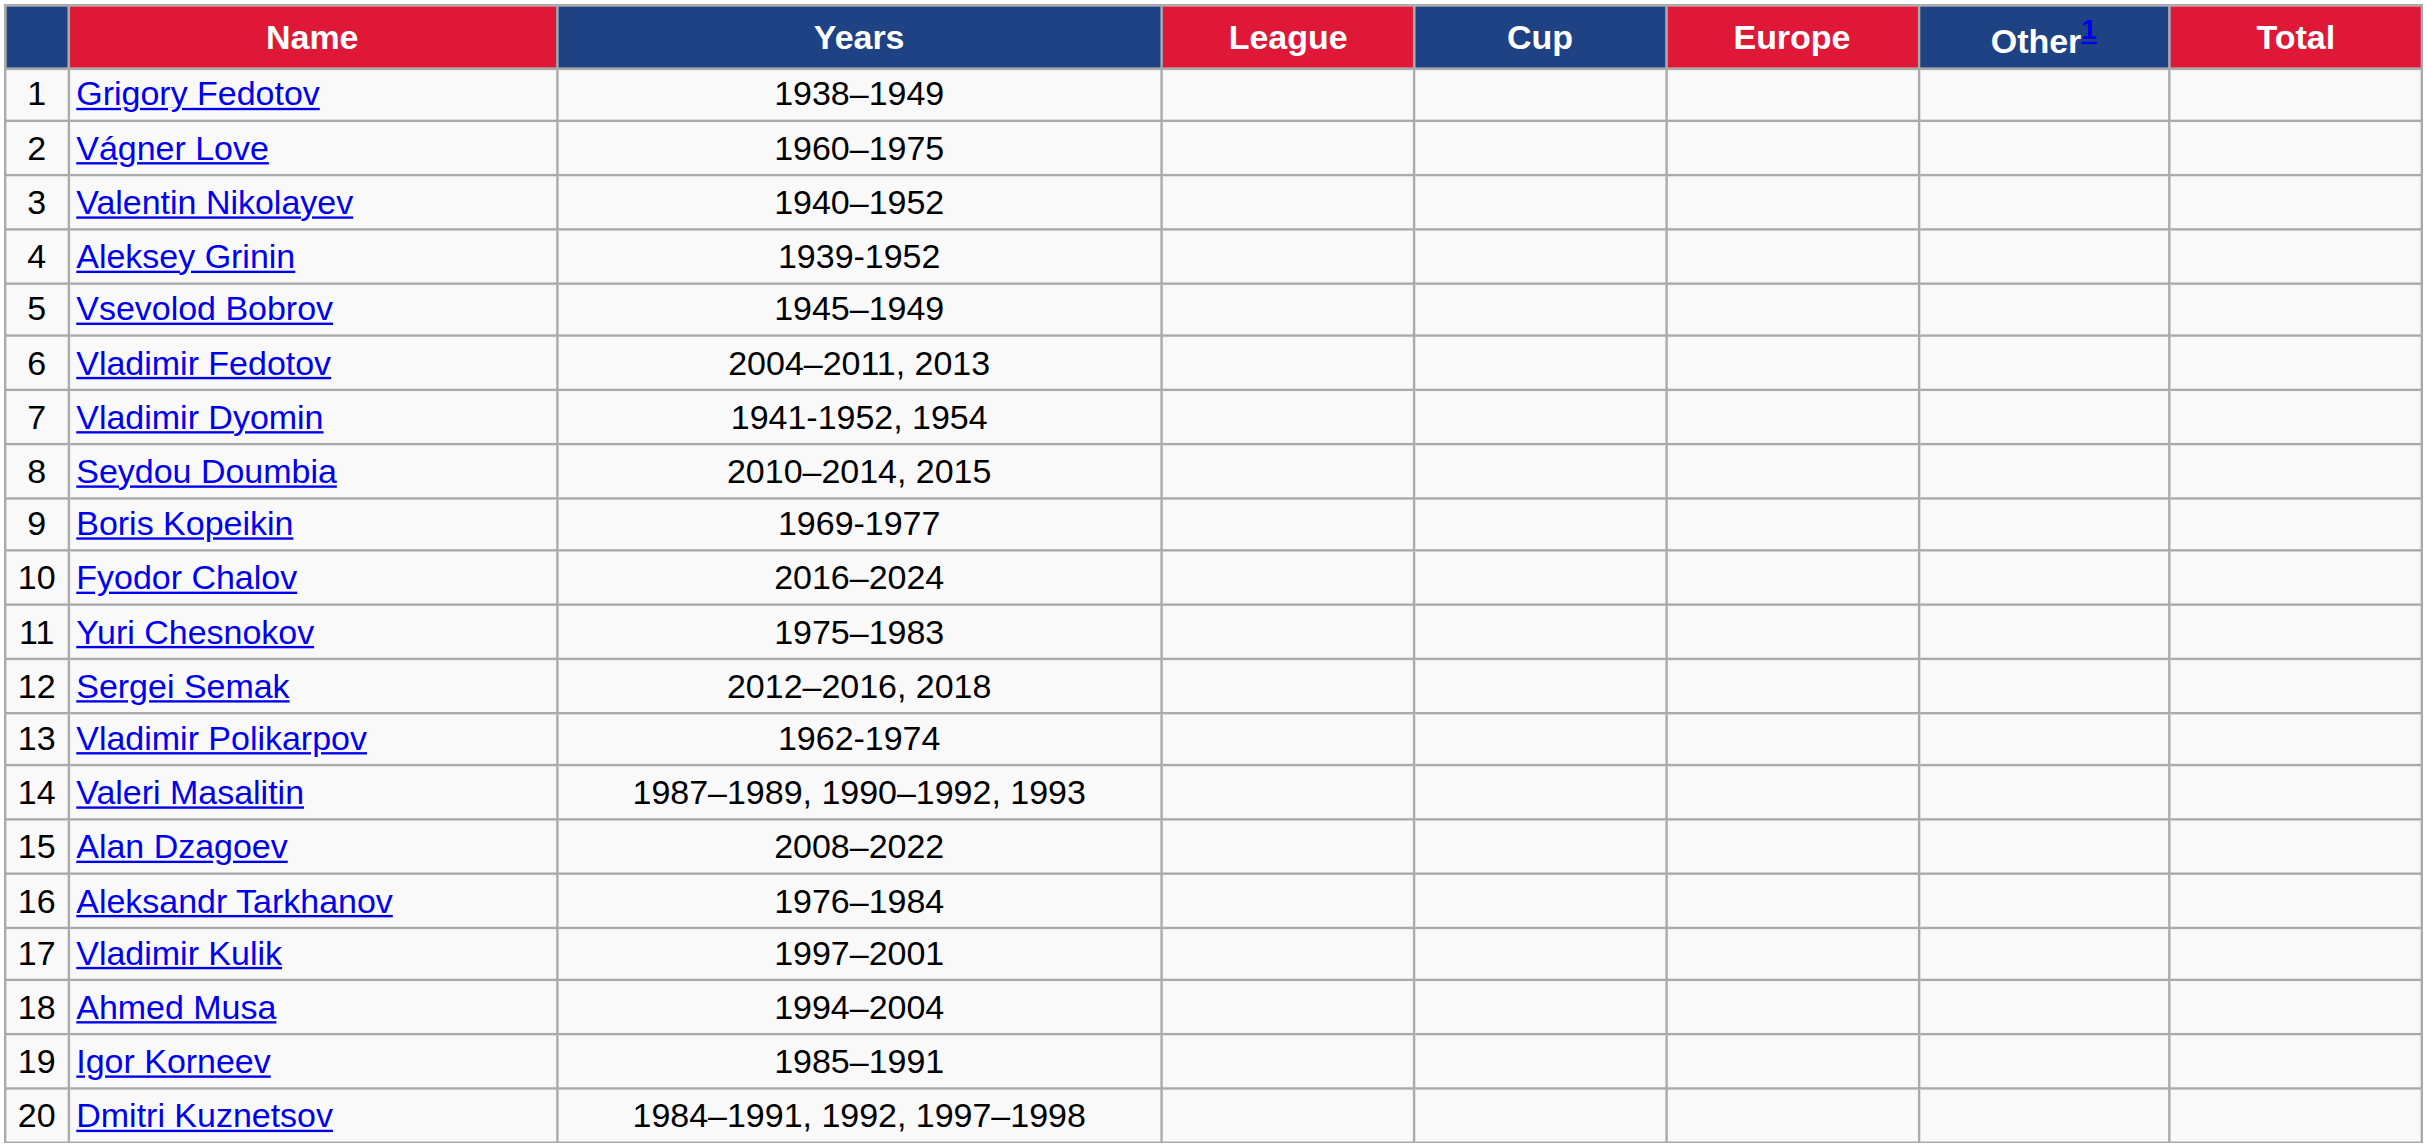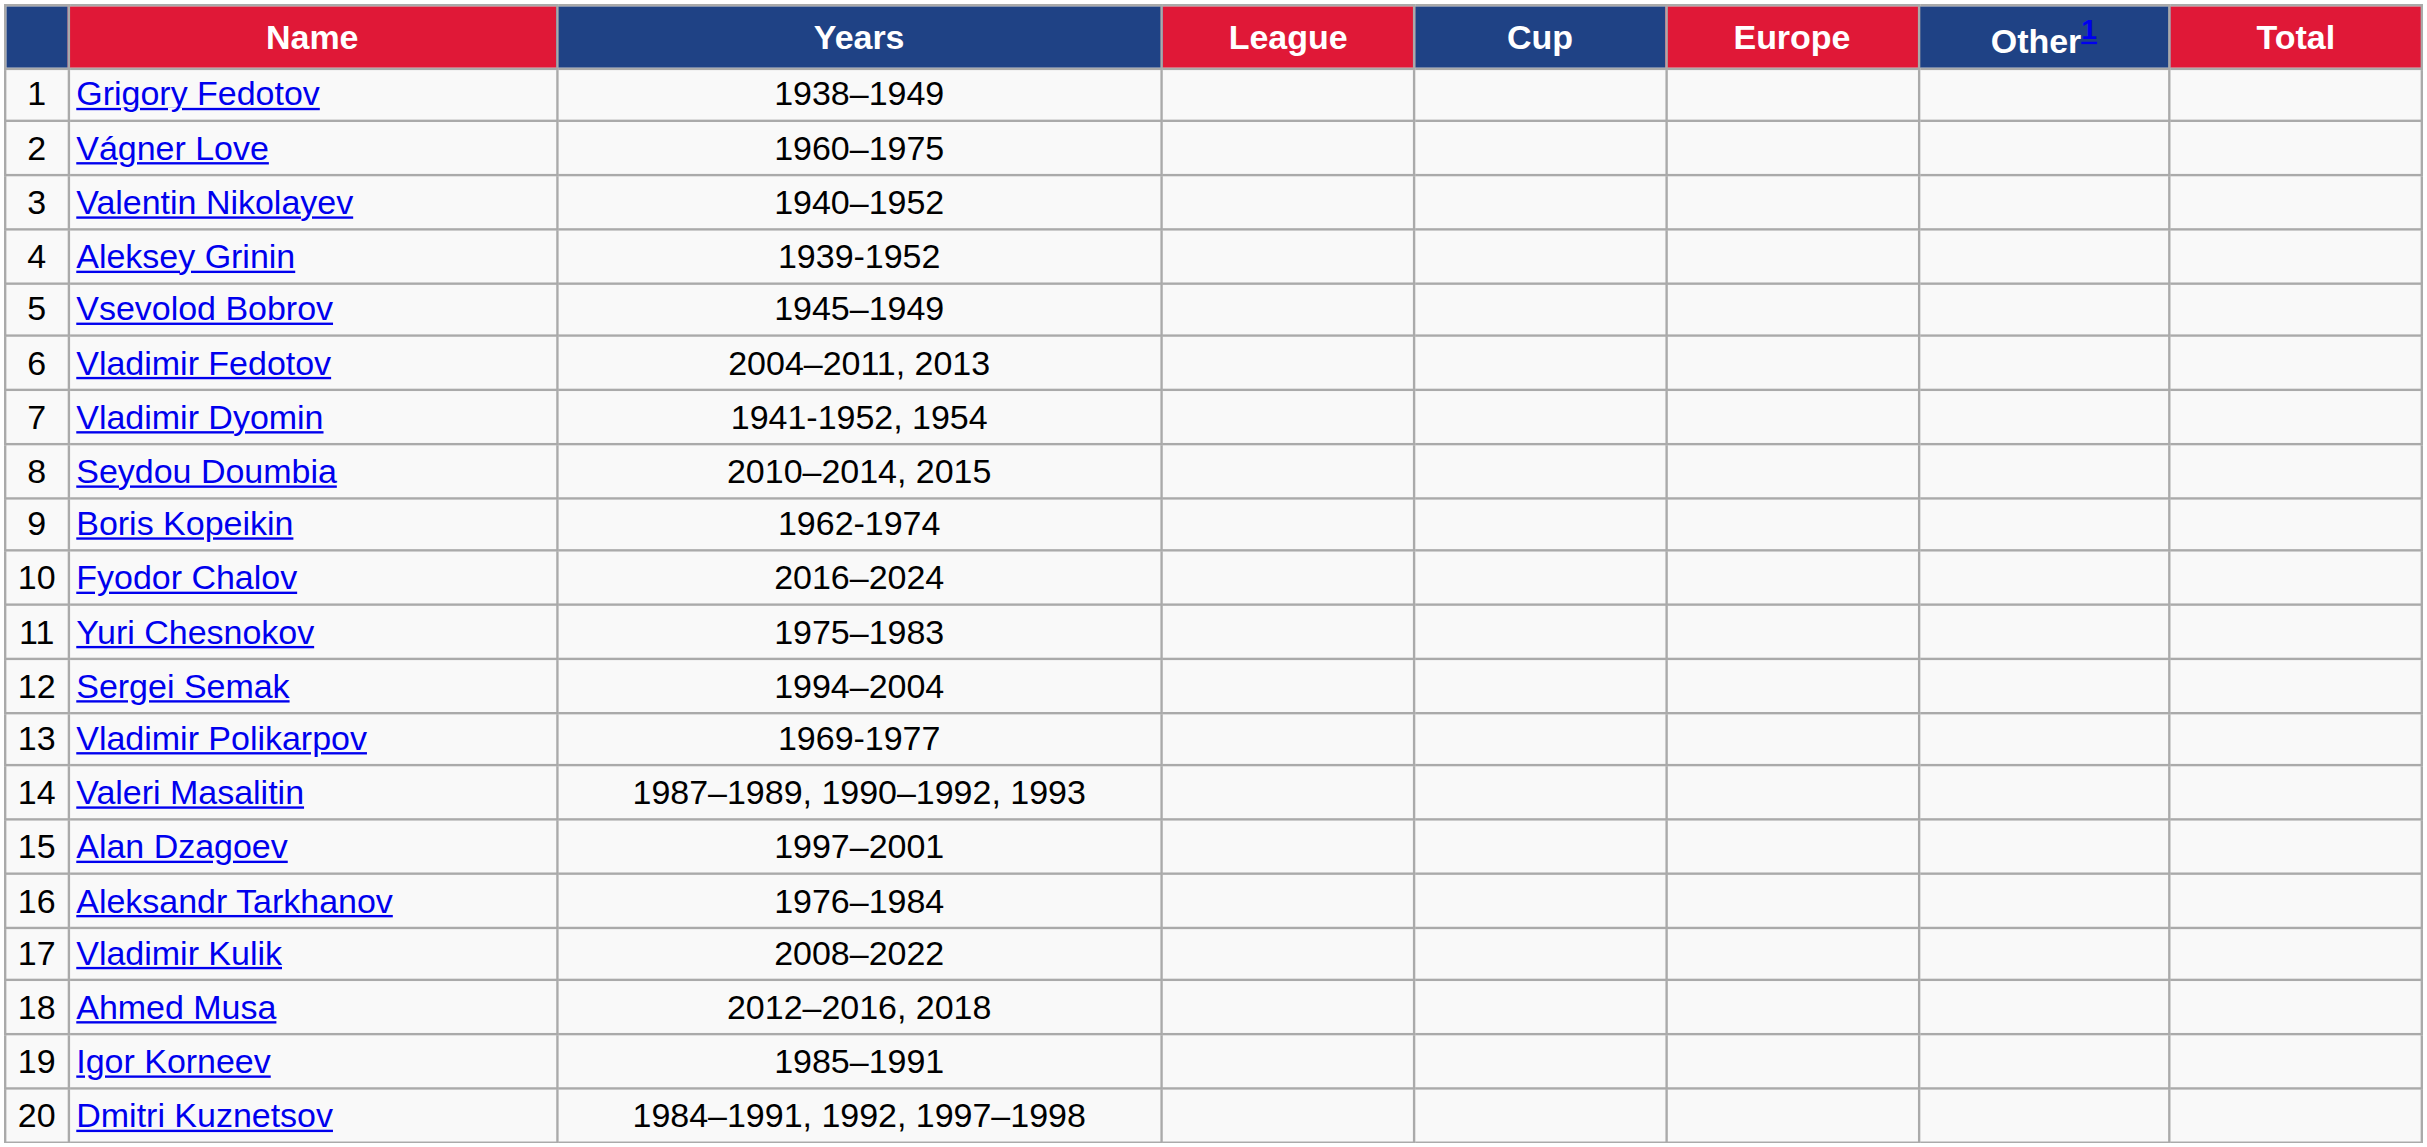(859, 525) 1969-1977 -> (859, 525) 1962-1974
(859, 686) 2012–2016, 2018 -> (859, 686) 1994–2004
(859, 739) 1962-1974 -> (859, 739) 1969-1977
(859, 847) 2008–2022 -> (859, 847) 1997–2001
(859, 954) 1997–2001 -> (859, 954) 2008–2022
(859, 1008) 1994–2004 -> (859, 1008) 2012–2016, 2018
